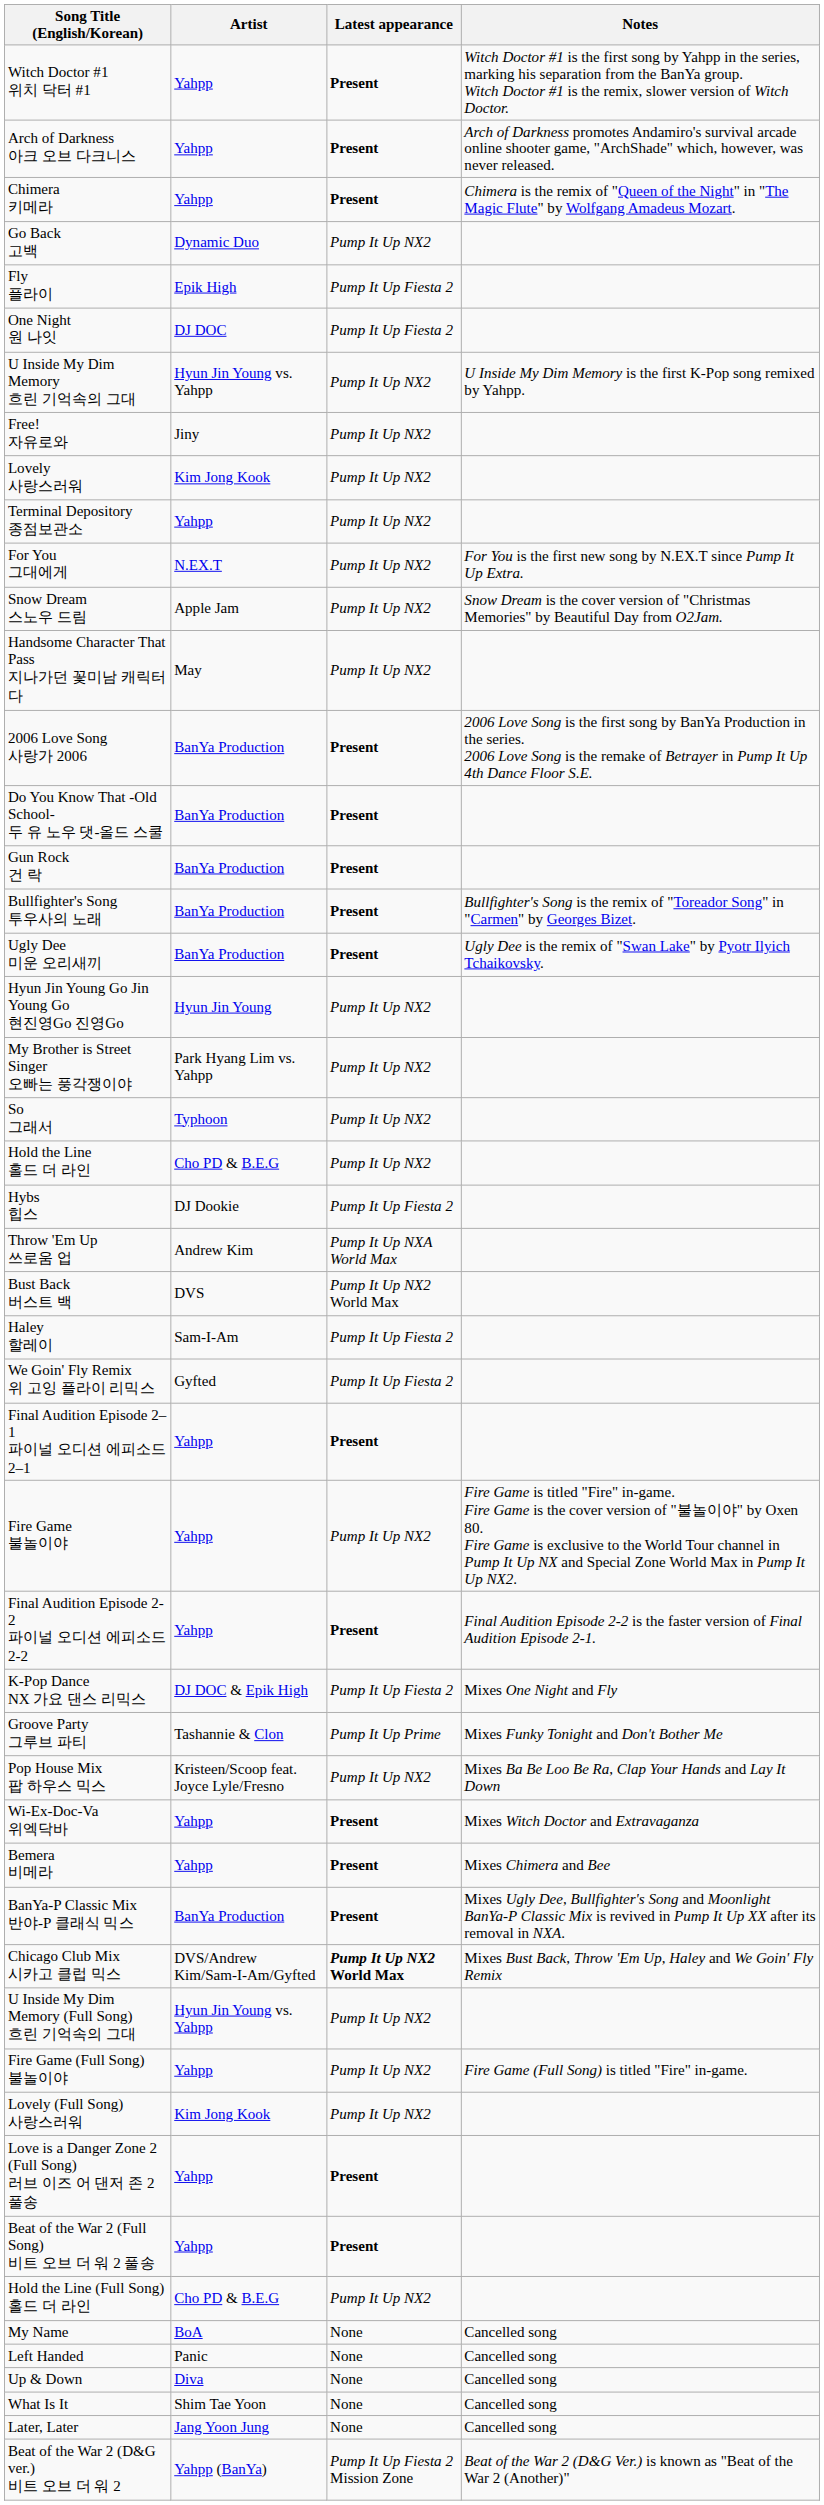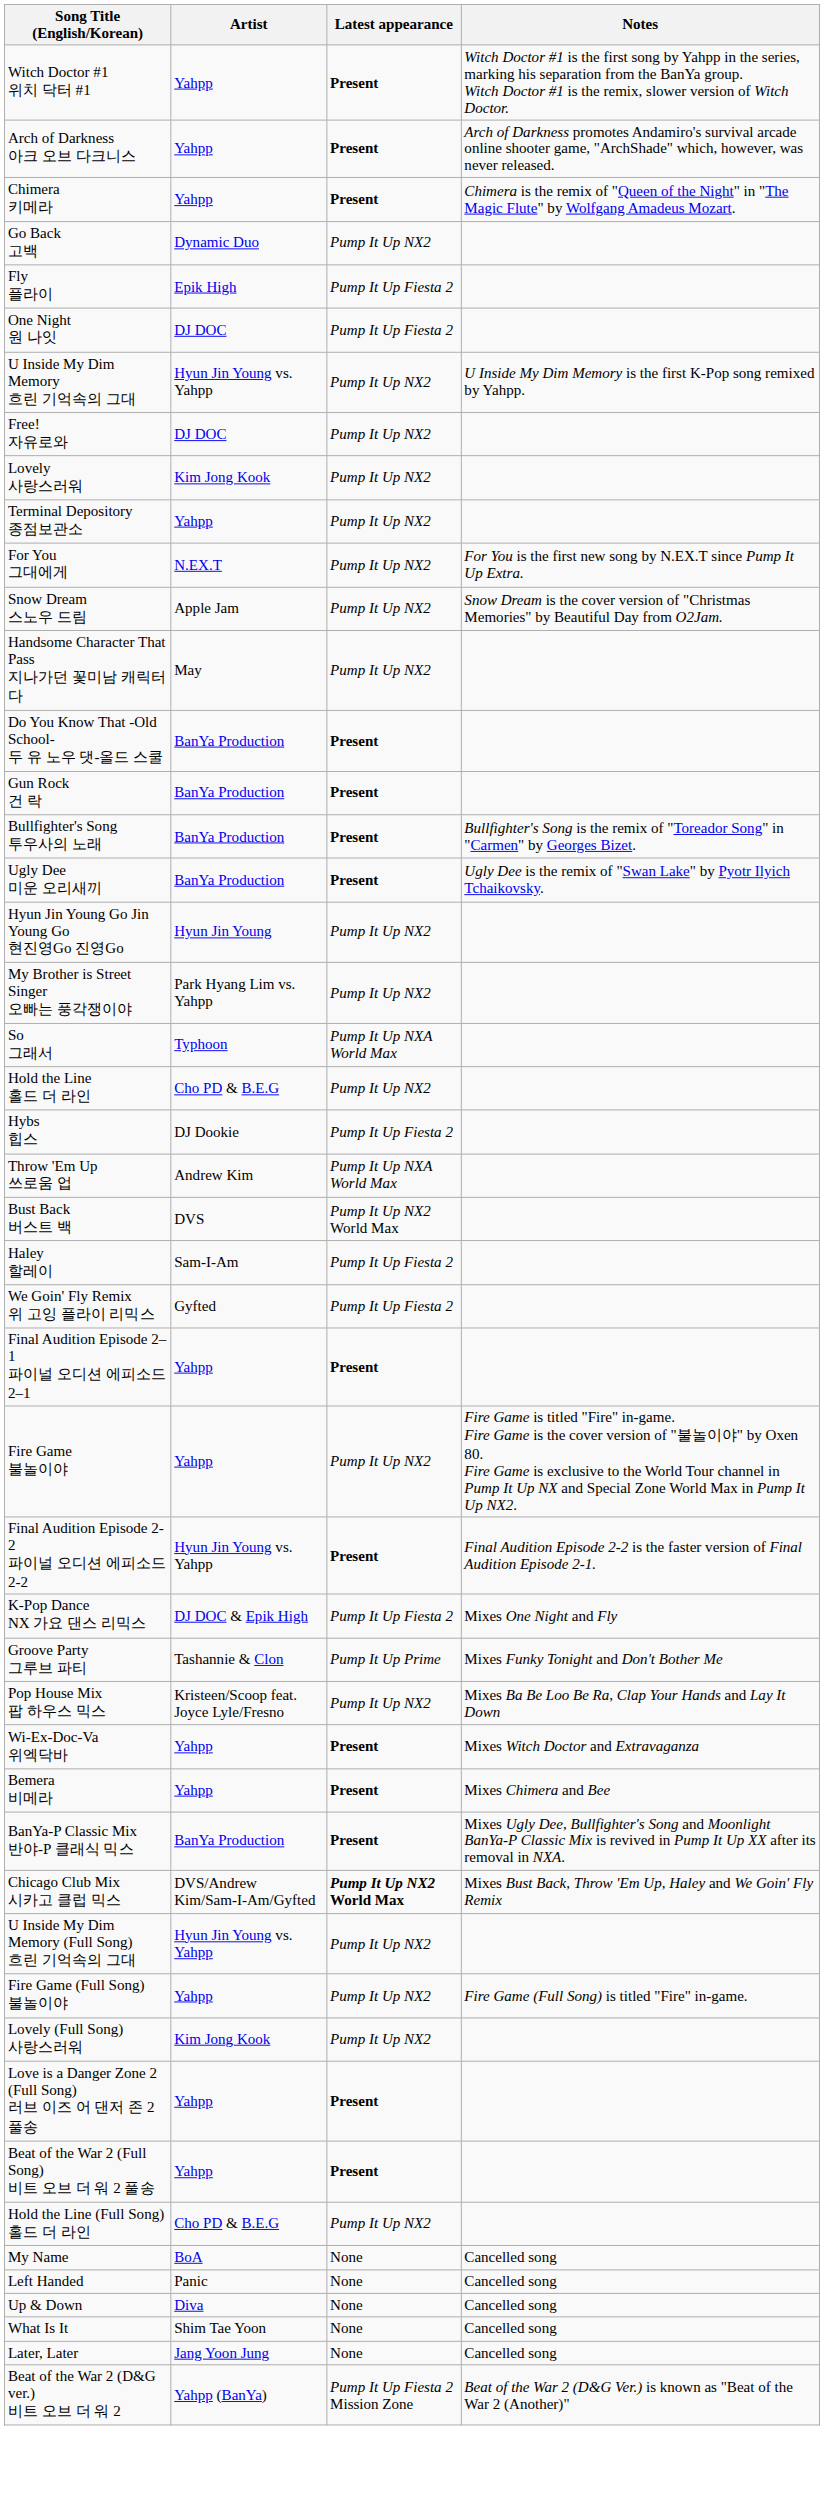(187, 434) Jiny -> (200, 434) DJ DOC
- row: (58, 747)
(380, 1119) Pump It Up NX2 -> (381, 1044) Pump It Up NXA World Max
(194, 1630) Yahpp -> (233, 1555) Hyun Jin Young vs. Yahpp
